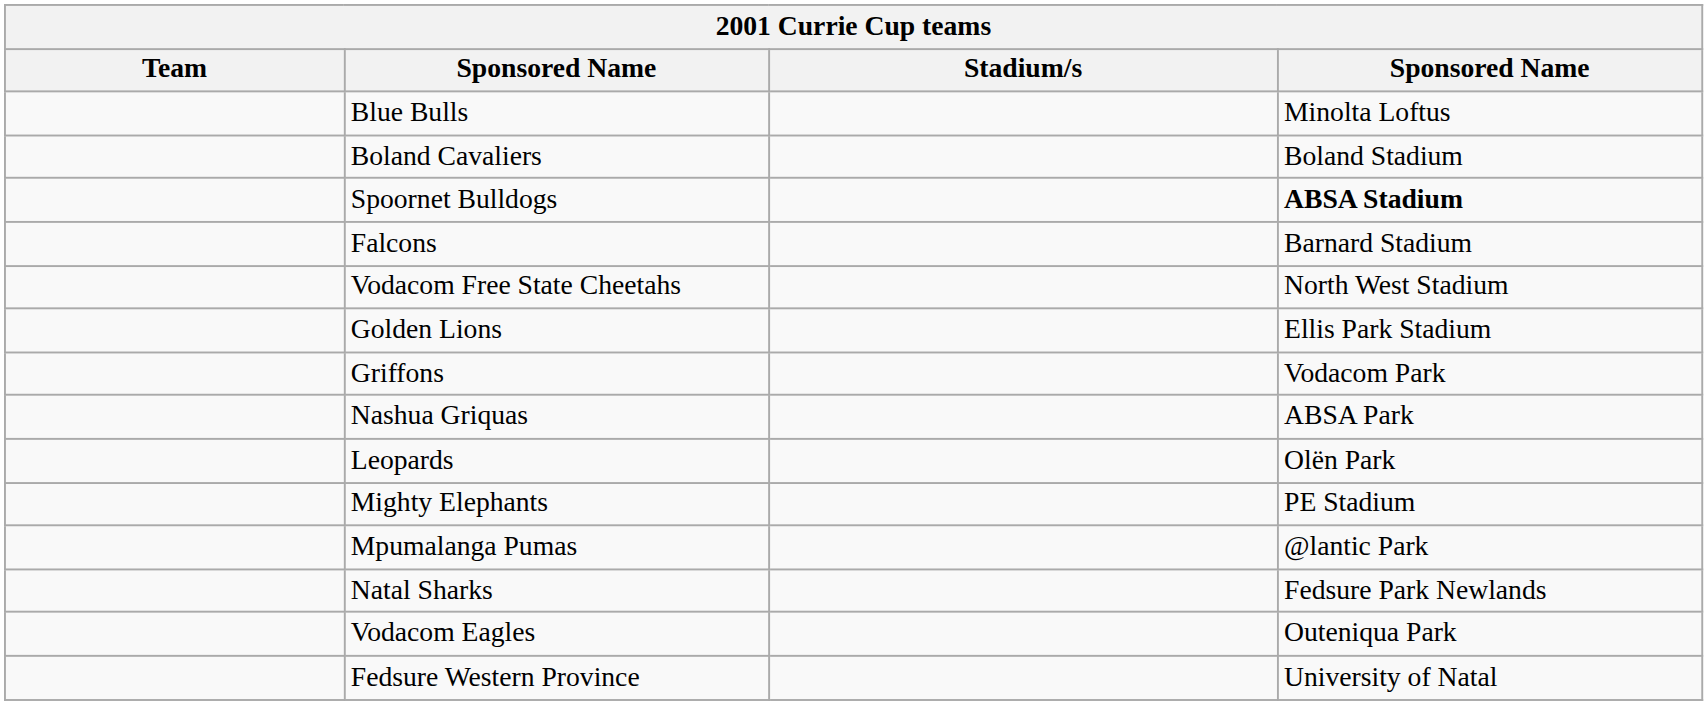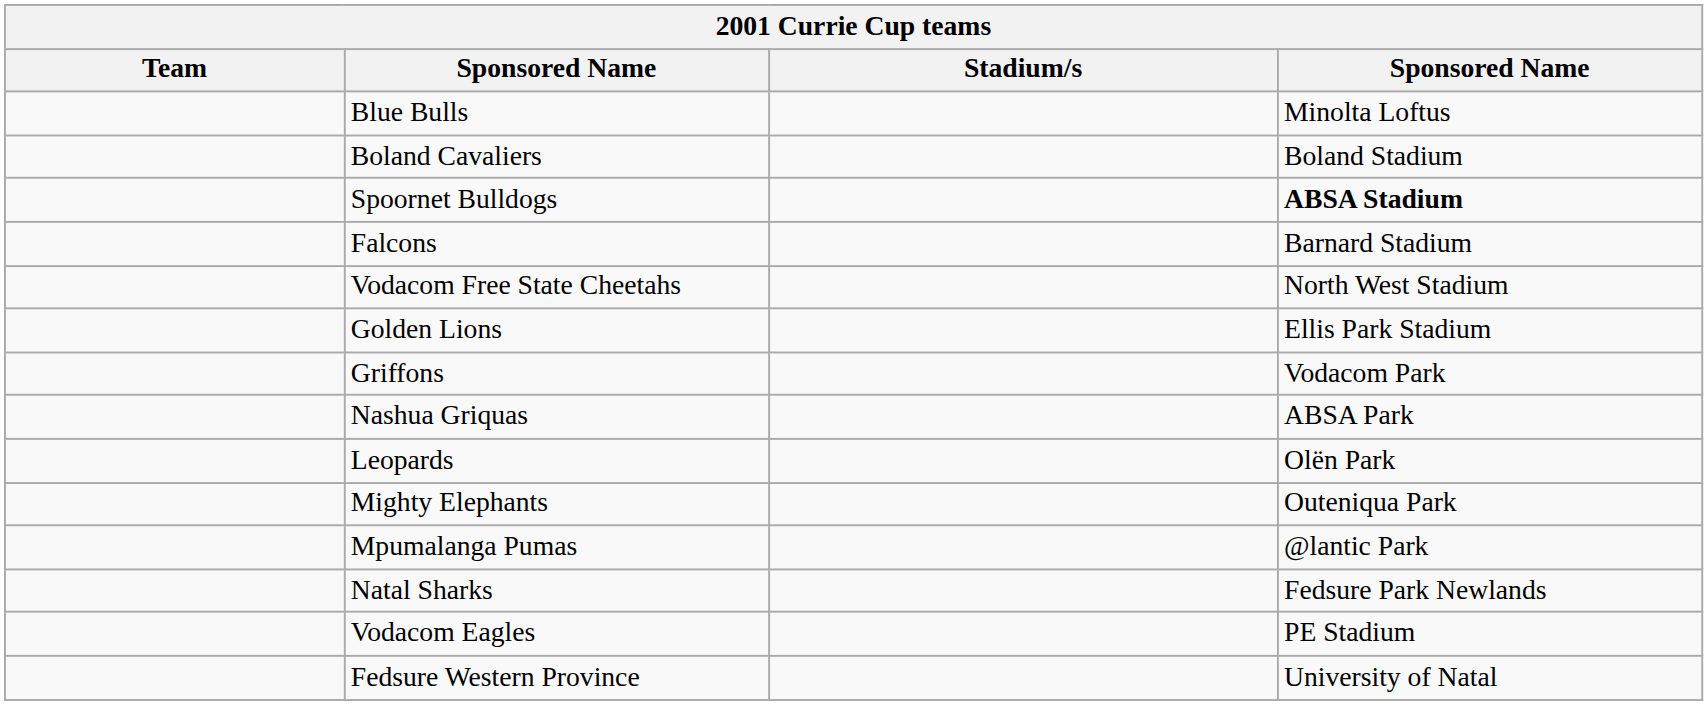(1350, 502) PE Stadium -> (1370, 502) Outeniqua Park
(1370, 633) Outeniqua Park -> (1350, 633) PE Stadium
